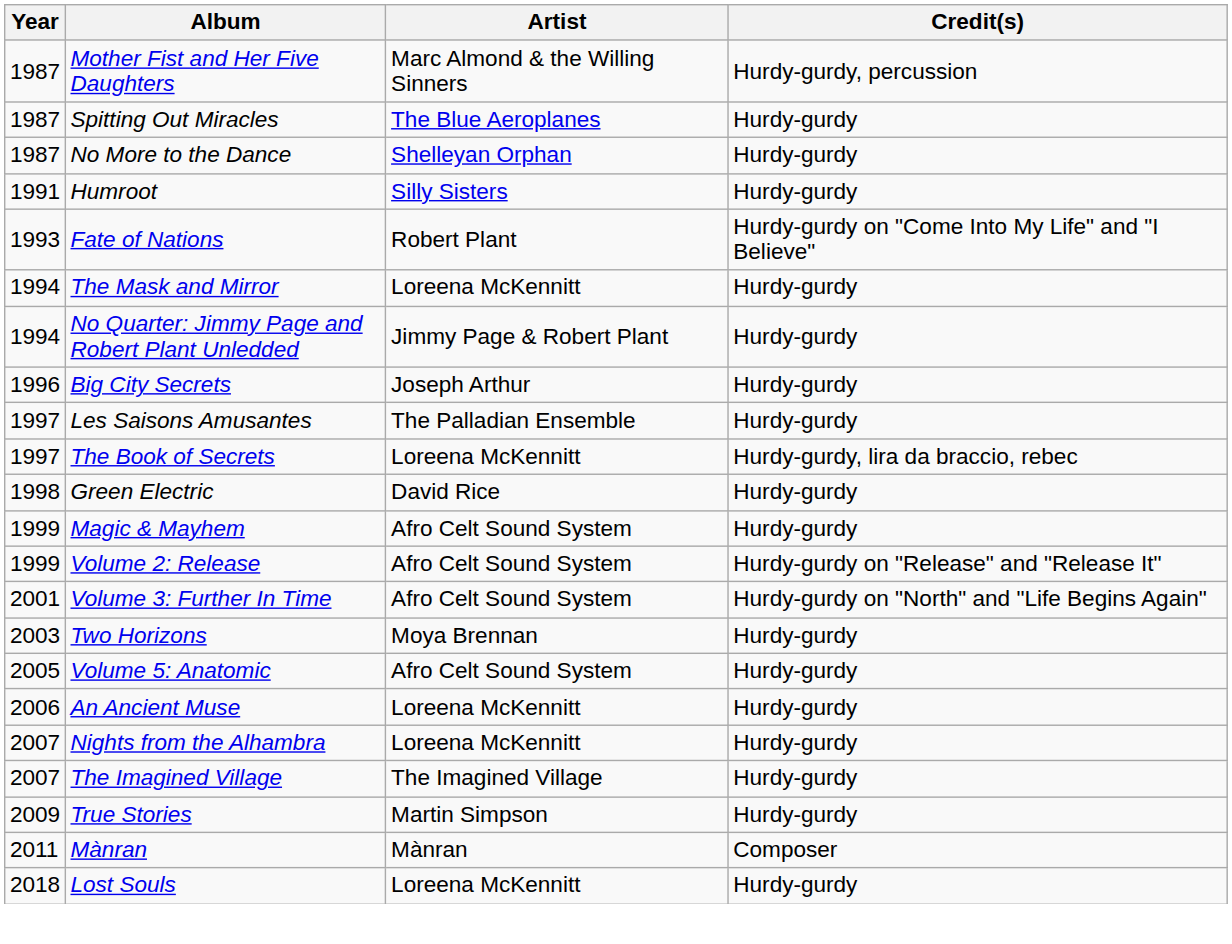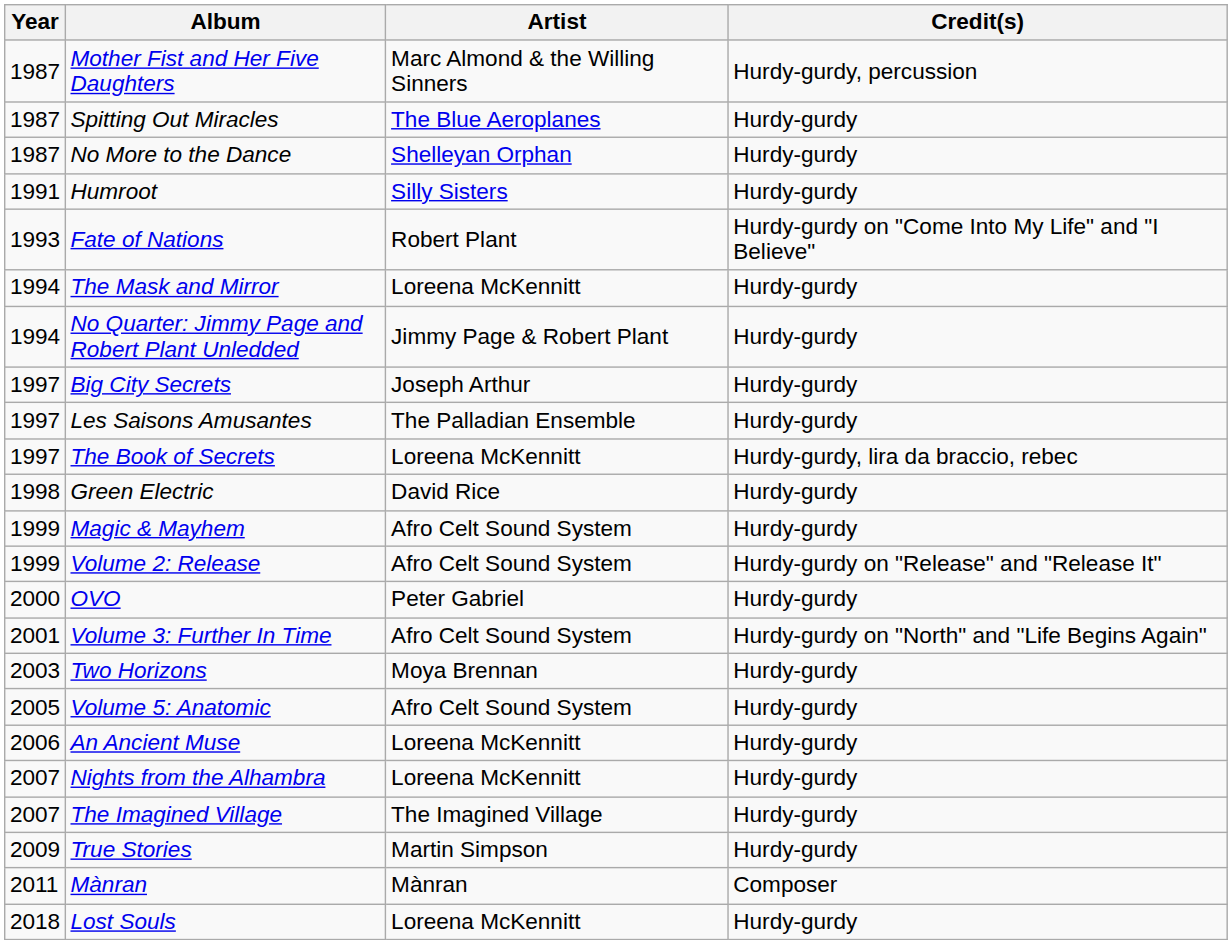(35, 384) 1996 -> (35, 384) 1997
+ row: (96, 599)
